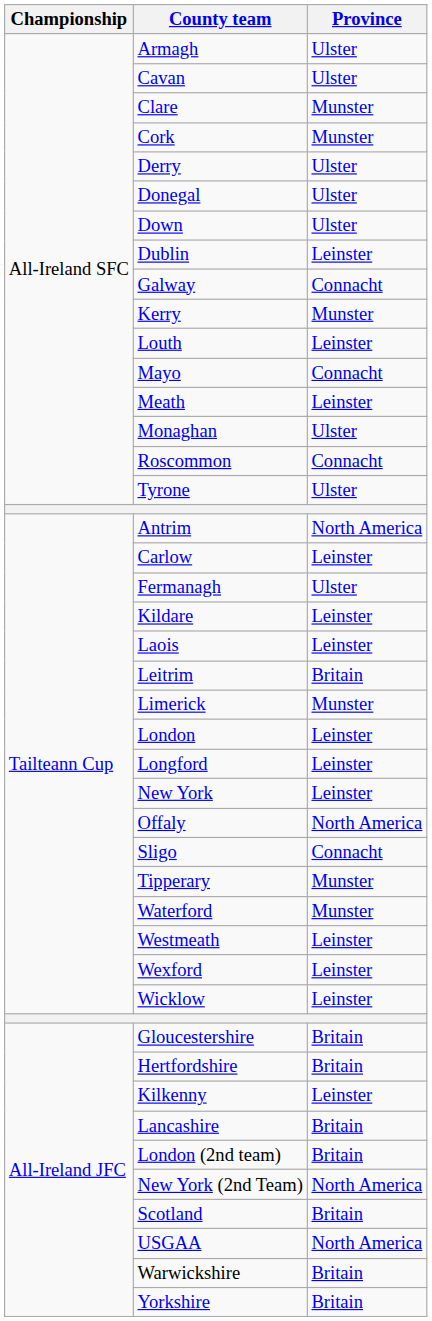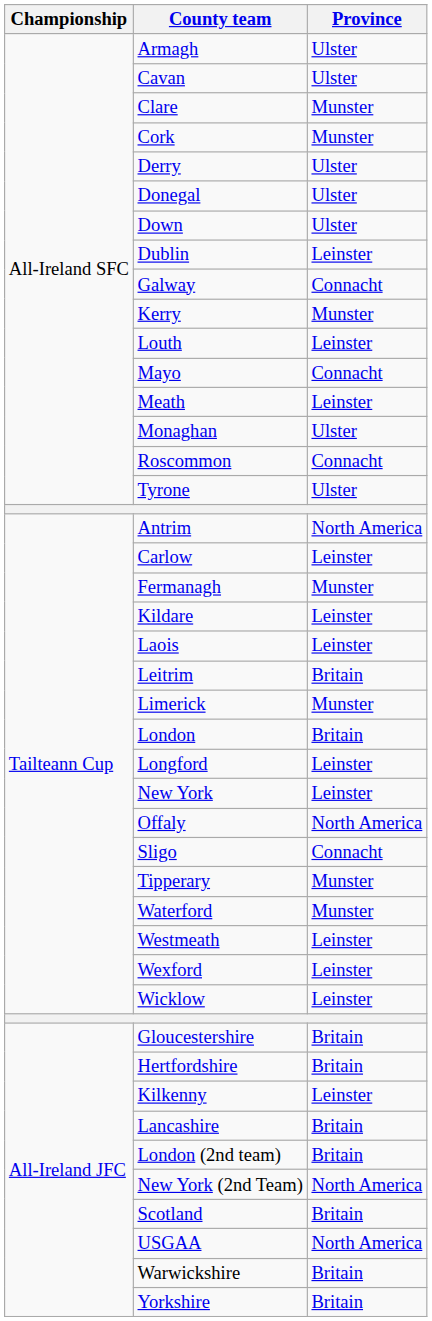(334, 587) Ulster -> (342, 587) Munster
(342, 734) Leinster -> (337, 734) Britain
